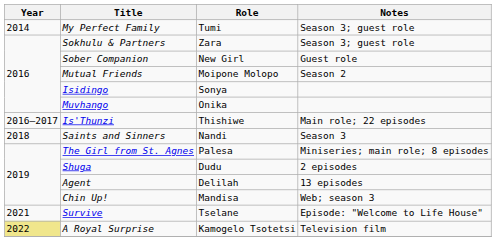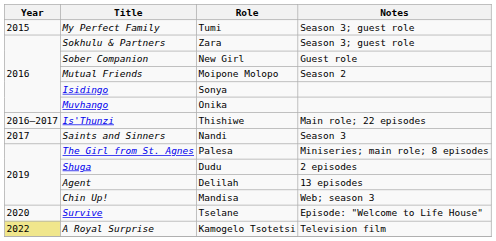(18, 28) 2014 -> (18, 28) 2015
(18, 136) 2018 -> (18, 136) 2017
(18, 213) 2021 -> (18, 213) 2020
